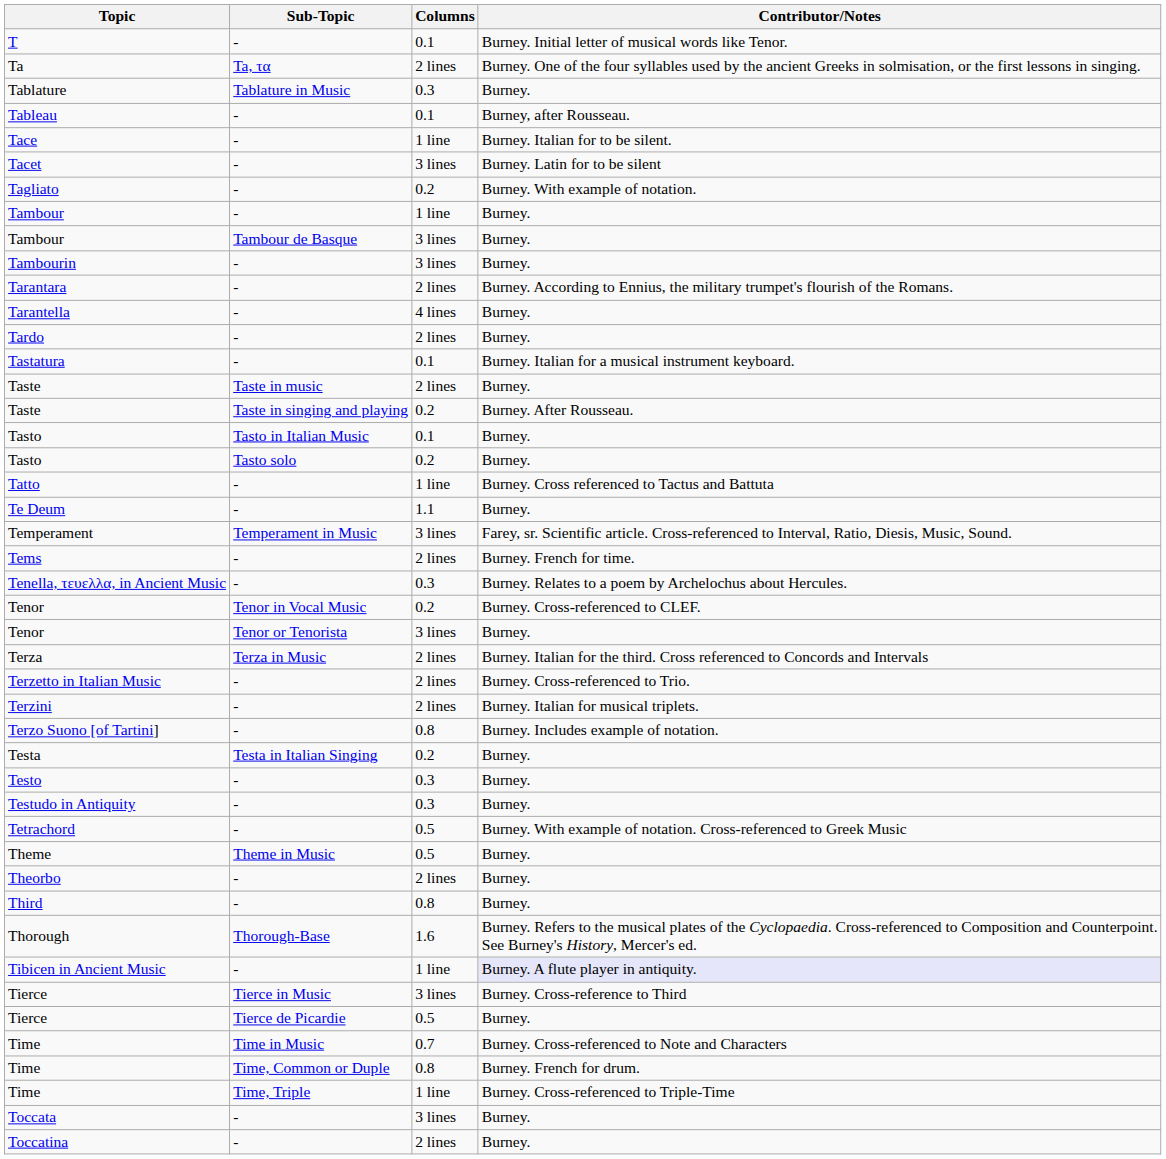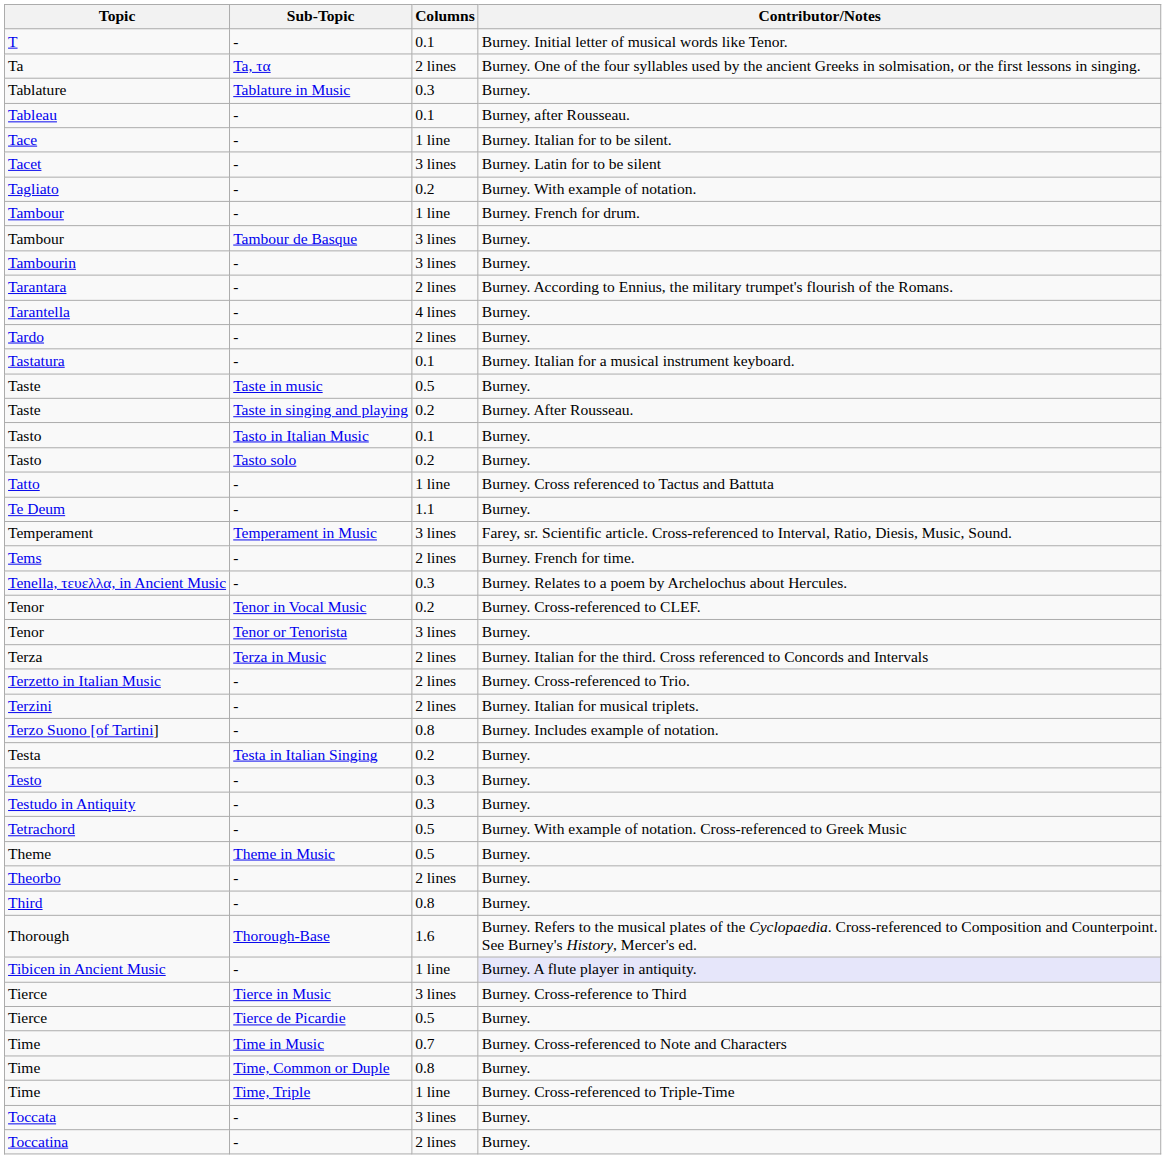(506, 213) Burney. -> (561, 213) Burney. French for drum.
(436, 386) 2 lines -> (425, 386) 0.5
(561, 1068) Burney. French for drum. -> (506, 1068) Burney.
